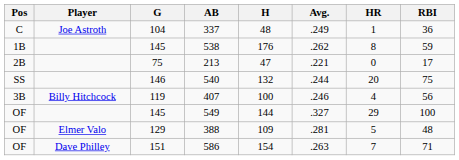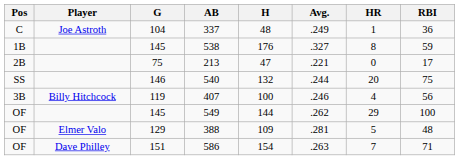(319, 46) .262 -> (319, 46) .327
(319, 113) .327 -> (319, 113) .262
